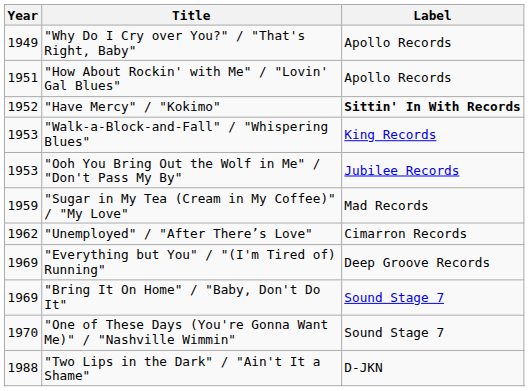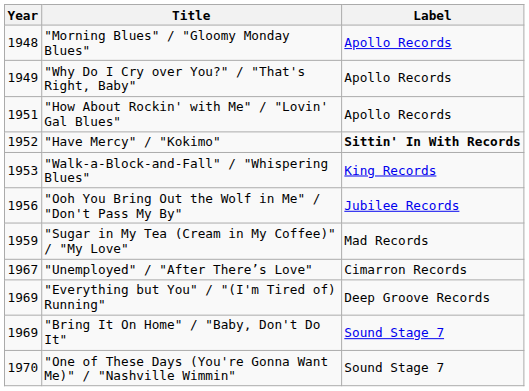+ row: (167, 43)
(23, 170) 1953 -> (23, 206) 1956
(23, 234) 1962 -> (23, 269) 1967
- row: (182, 368)
